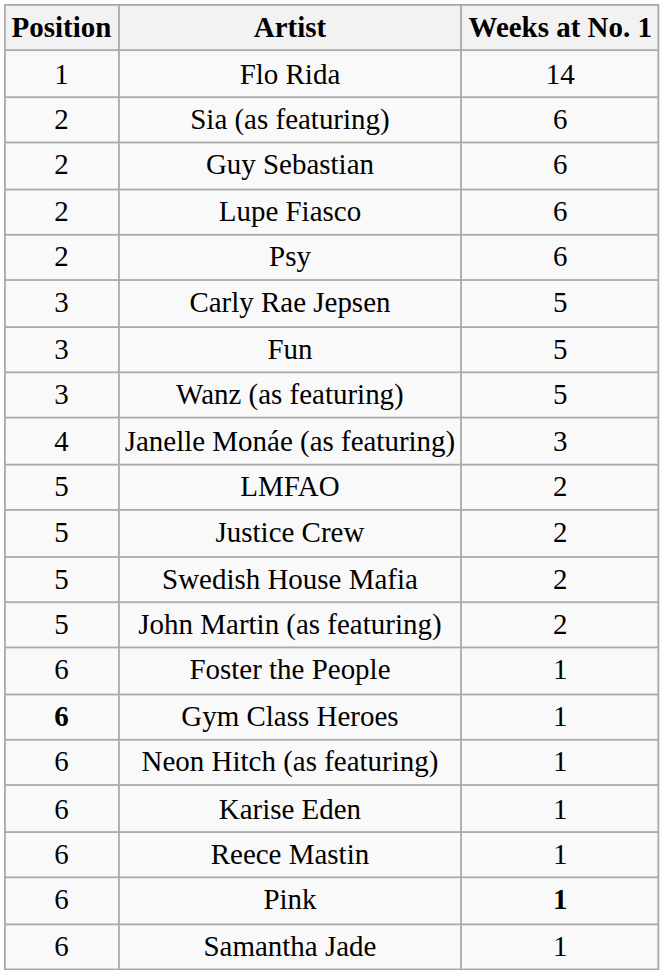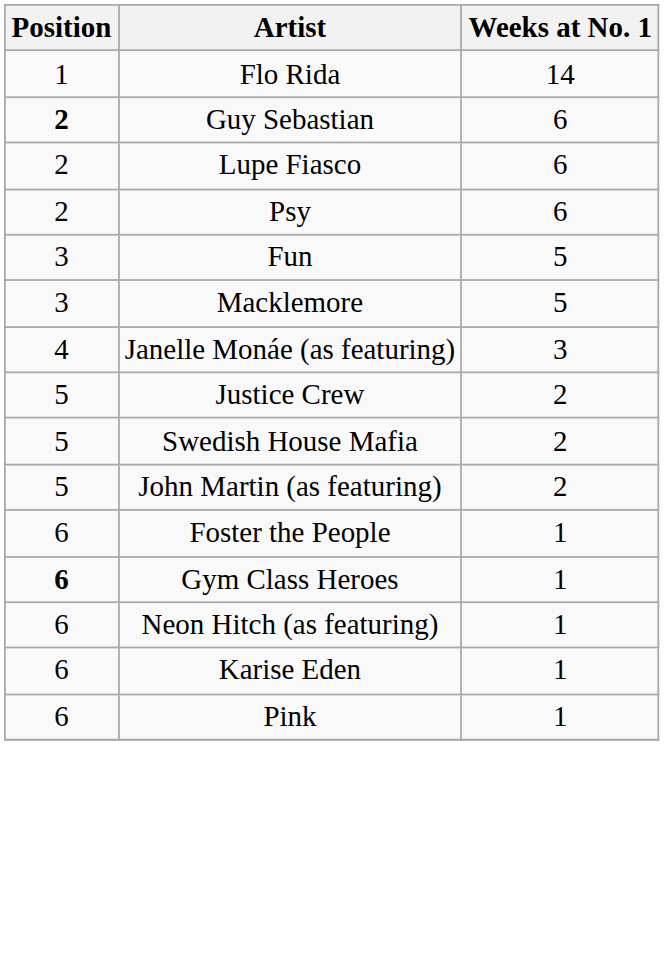- row: (290, 119)
(61, 165) normal -> (61, 119) bold
- row: (290, 303)
+ row: (290, 303)
- row: (290, 394)
- row: (290, 486)
- row: (290, 854)
(560, 900) bold -> (560, 716) normal
- row: (290, 946)
